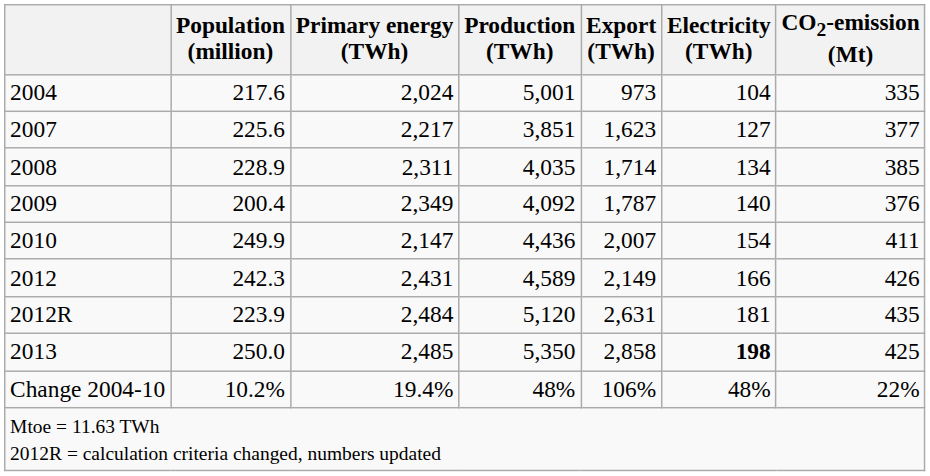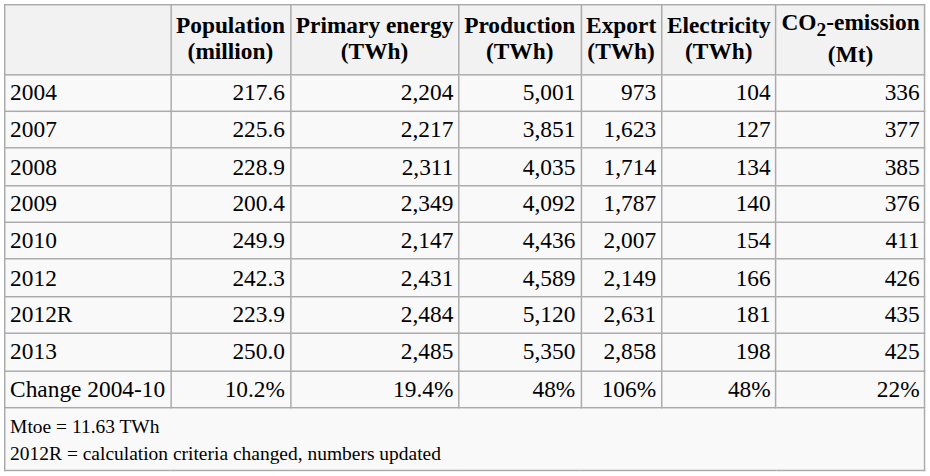(427, 92) 2,024 -> (427, 92) 2,204
(902, 92) 335 -> (902, 92) 336
(753, 351) bold -> (753, 351) normal
